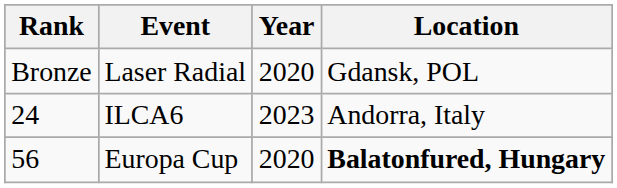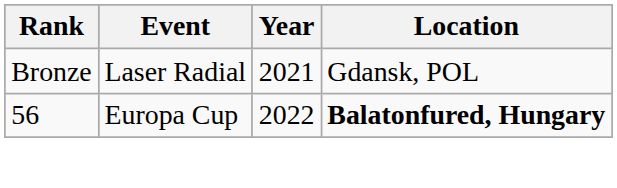(287, 70) 2020 -> (287, 70) 2021
- row: (144, 114)
(287, 159) 2020 -> (287, 114) 2022
